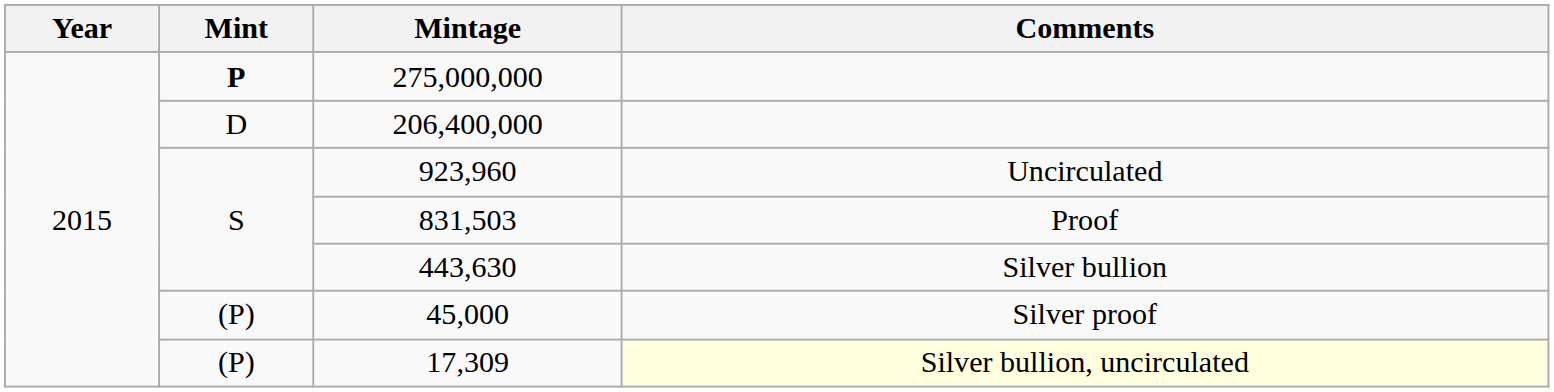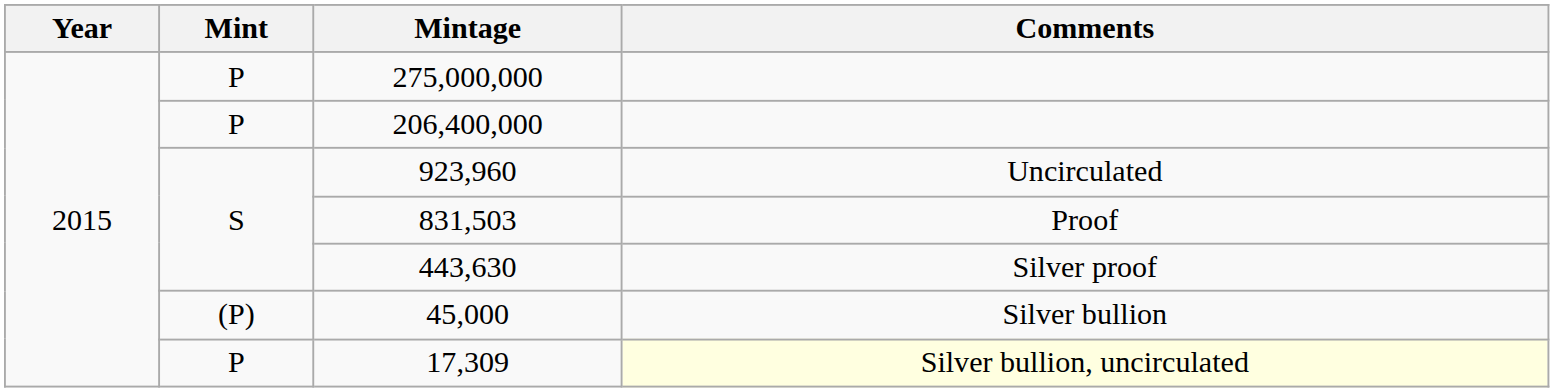(236, 76) bold -> (236, 76) normal
(236, 123) D -> (236, 123) P
(1085, 266) Silver bullion -> (1085, 266) Silver proof
(1085, 314) Silver proof -> (1085, 314) Silver bullion
(236, 362) (P) -> (236, 362) P
